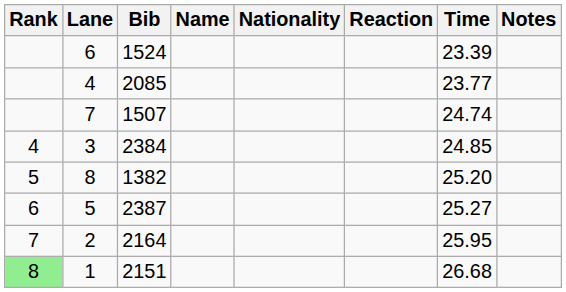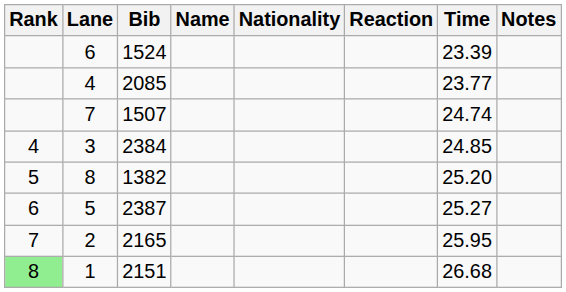(144, 240) 2164 -> (144, 240) 2165
